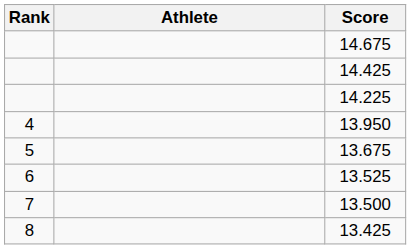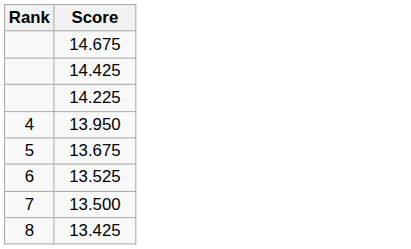- column: (189, 17)
